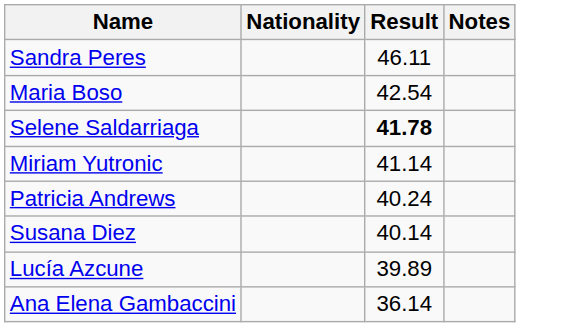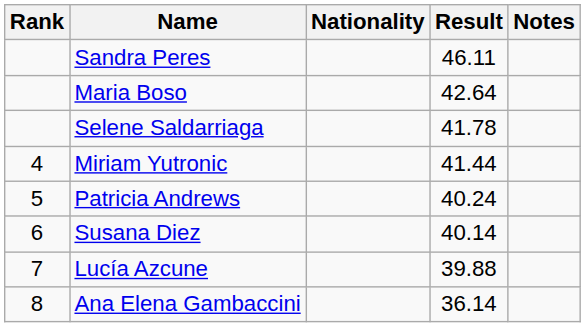+ column: (37, 22)
(404, 92) 42.54 -> (469, 92) 42.64
(404, 127) bold -> (469, 127) normal
(404, 163) 41.14 -> (469, 163) 41.44
(404, 269) 39.89 -> (469, 269) 39.88
